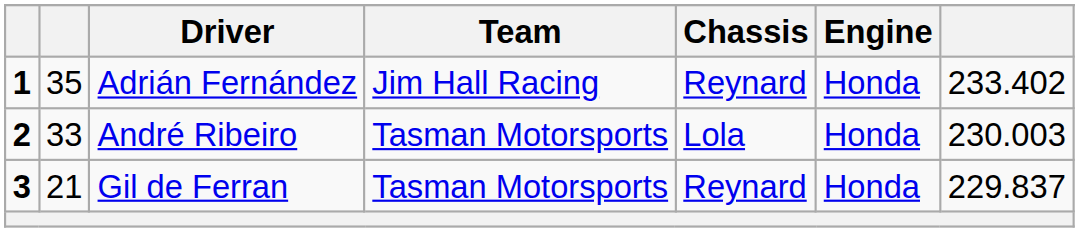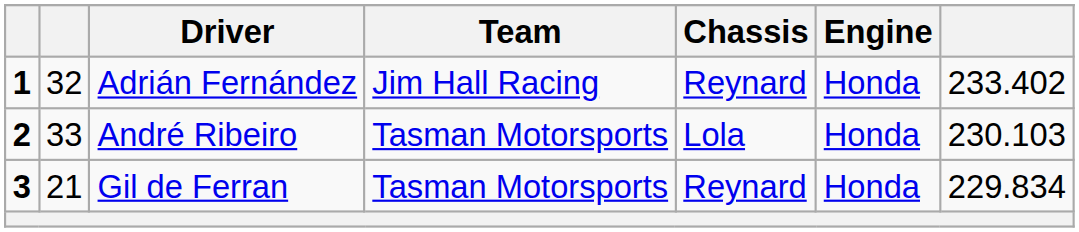(64, 83) 35 -> (64, 83) 32
(1007, 135) 230.003 -> (1007, 135) 230.103
(1007, 186) 229.837 -> (1007, 186) 229.834
